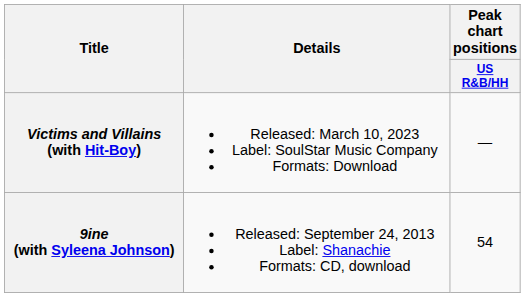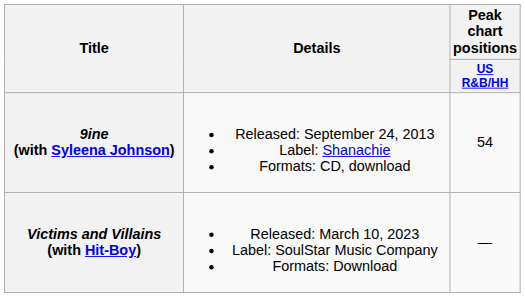rows swapped: (94, 242) <-> (94, 142)
